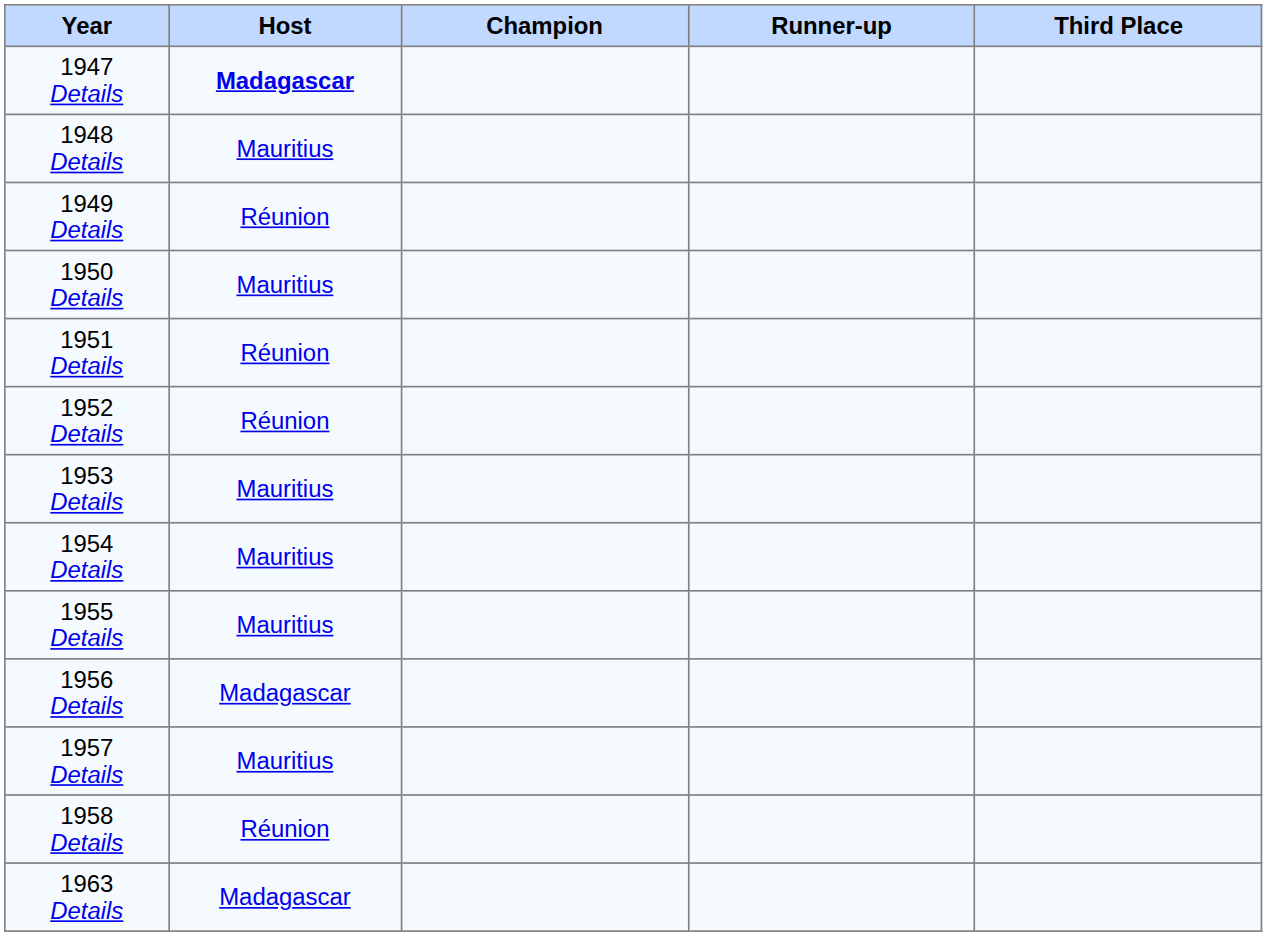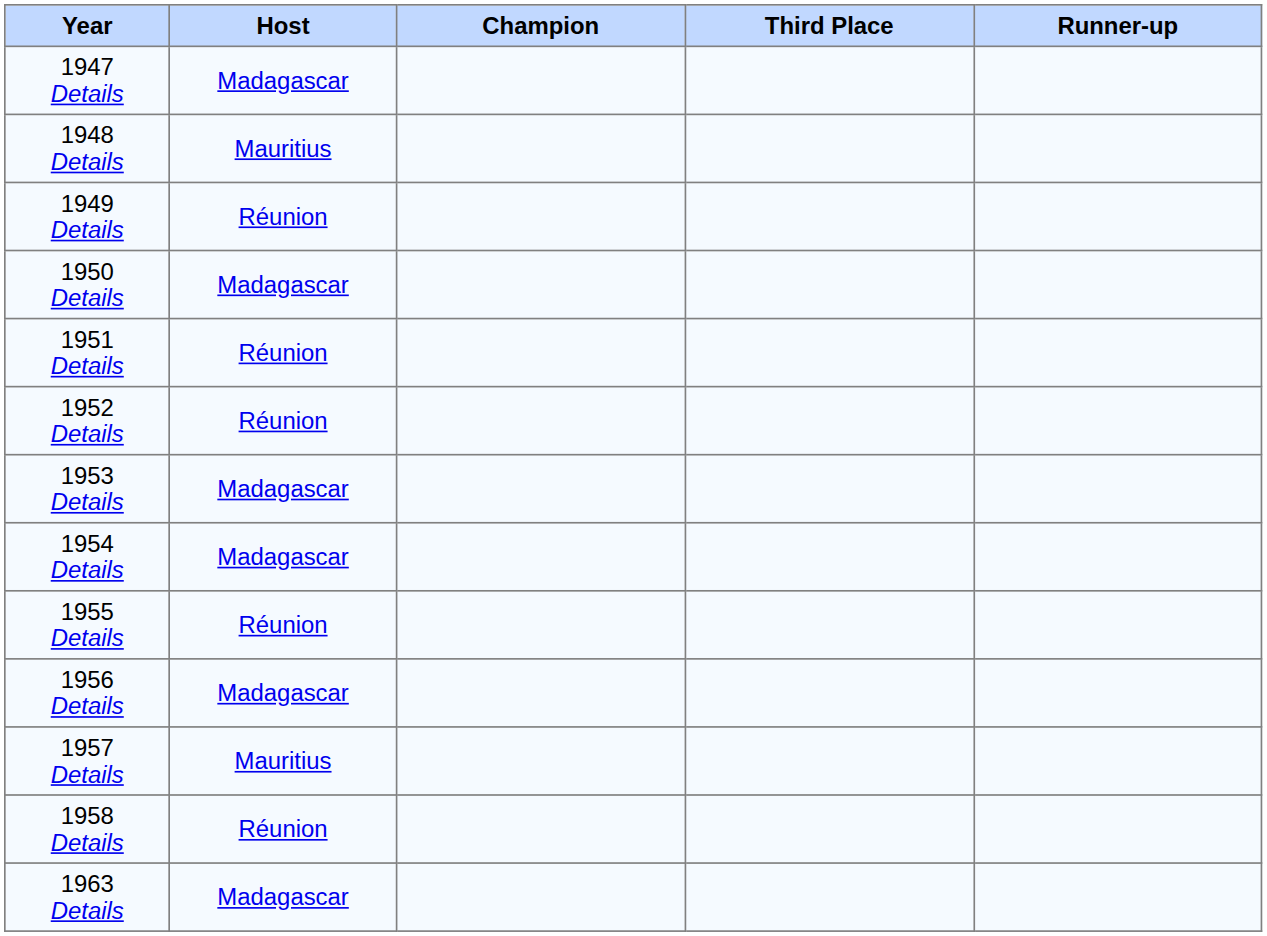columns swapped: (832, 26) <-> (1119, 26)
(285, 80) bold -> (283, 80) normal
(285, 285) Mauritius -> (283, 285) Madagascar
(285, 489) Mauritius -> (283, 489) Madagascar
(285, 557) Mauritius -> (283, 557) Madagascar
(285, 625) Mauritius -> (283, 625) Réunion
